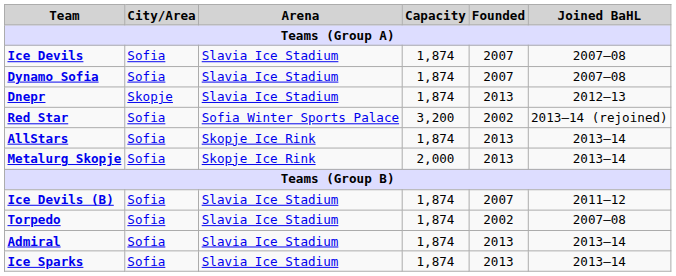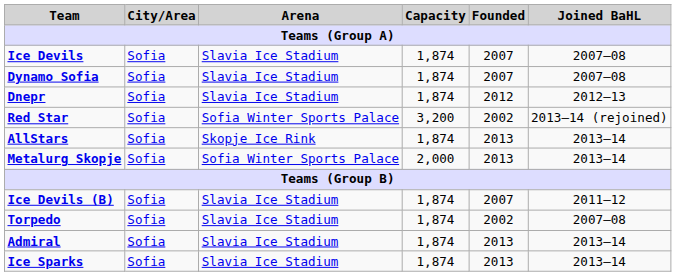(150, 97) Skopje -> (146, 97) Sofia
(498, 97) 2013 -> (498, 97) 2012
(259, 159) Skopje Ice Rink -> (300, 159) Sofia Winter Sports Palace
